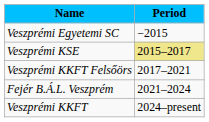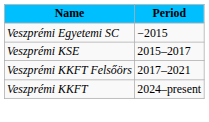(164, 51) khaki background -> (164, 51) no background
- row: (60, 88)
